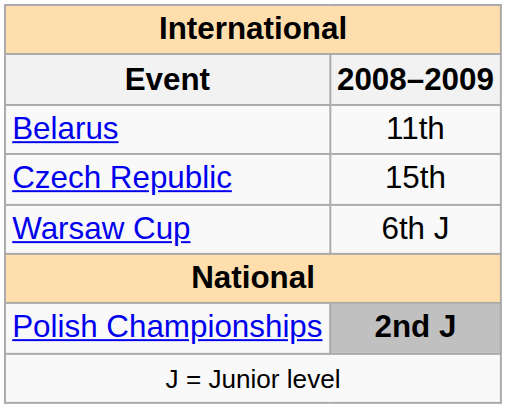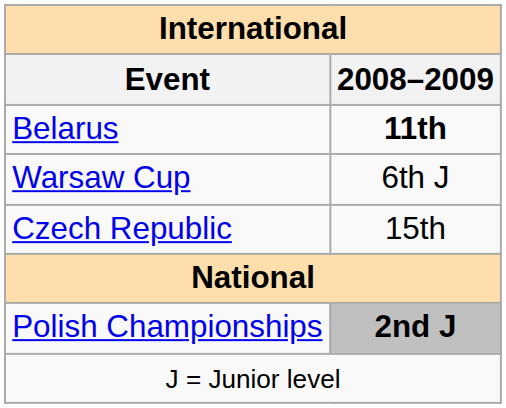(415, 128) normal -> (415, 128) bold
rows swapped: (122, 178) <-> (101, 228)
